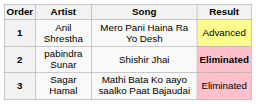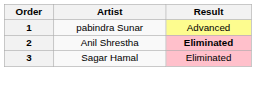- column: (144, 12)
(63, 33) Anil Shrestha -> (110, 27) pabindra Sunar
(63, 59) pabindra Sunar -> (110, 43) Anil Shrestha
